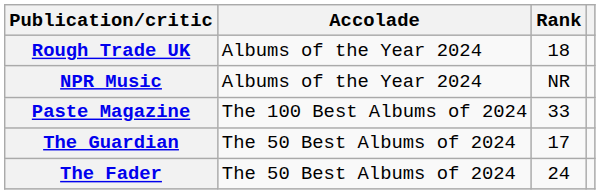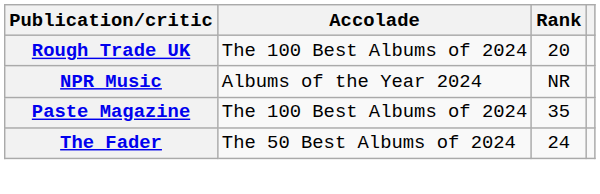(352, 51) Albums of the Year 2024 -> (375, 51) The 100 Best Albums of 2024
(559, 51) 18 -> (559, 51) 20
(559, 112) 33 -> (559, 112) 35
- row: (111, 143)
